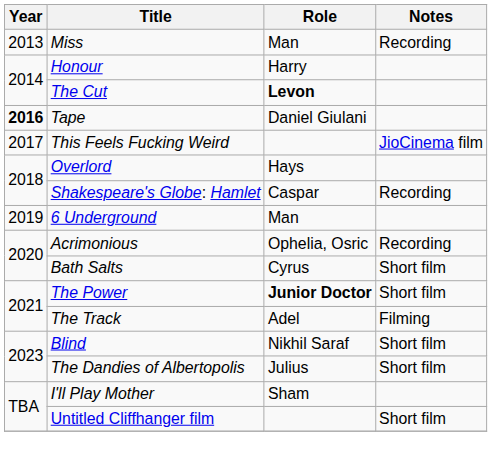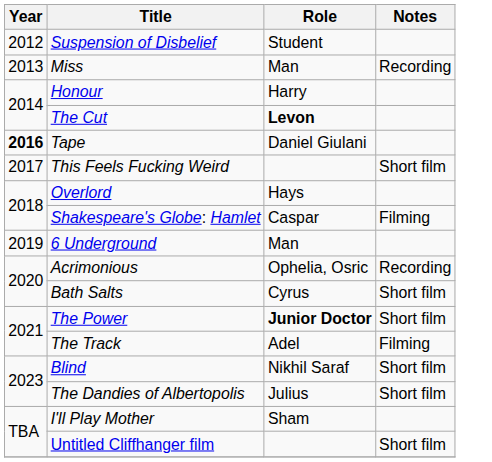+ row: (133, 42)
(431, 142) JioCinema film -> (413, 167) Short film
(415, 192) Recording -> (405, 218) Filming
